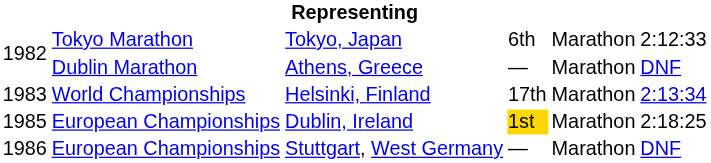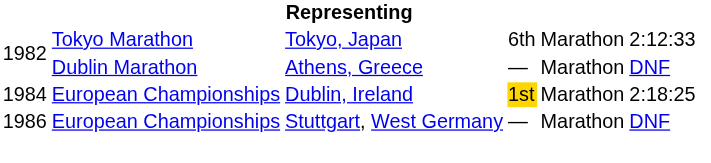- row: (358, 94)
(25, 121) 1985 -> (25, 94) 1984
